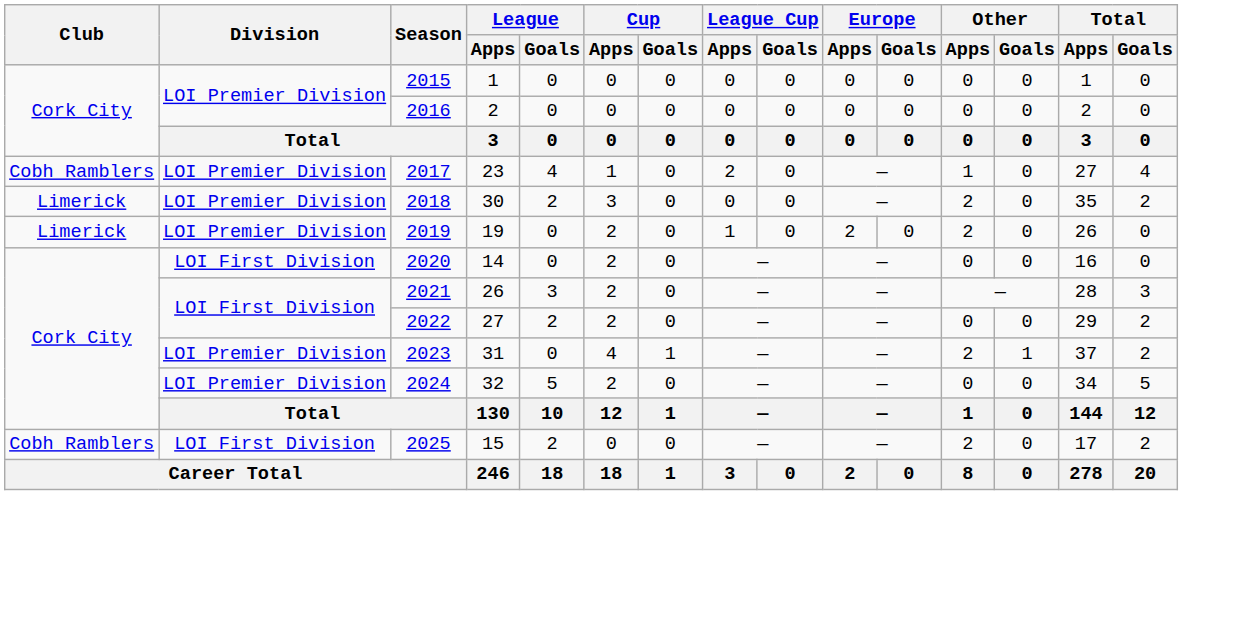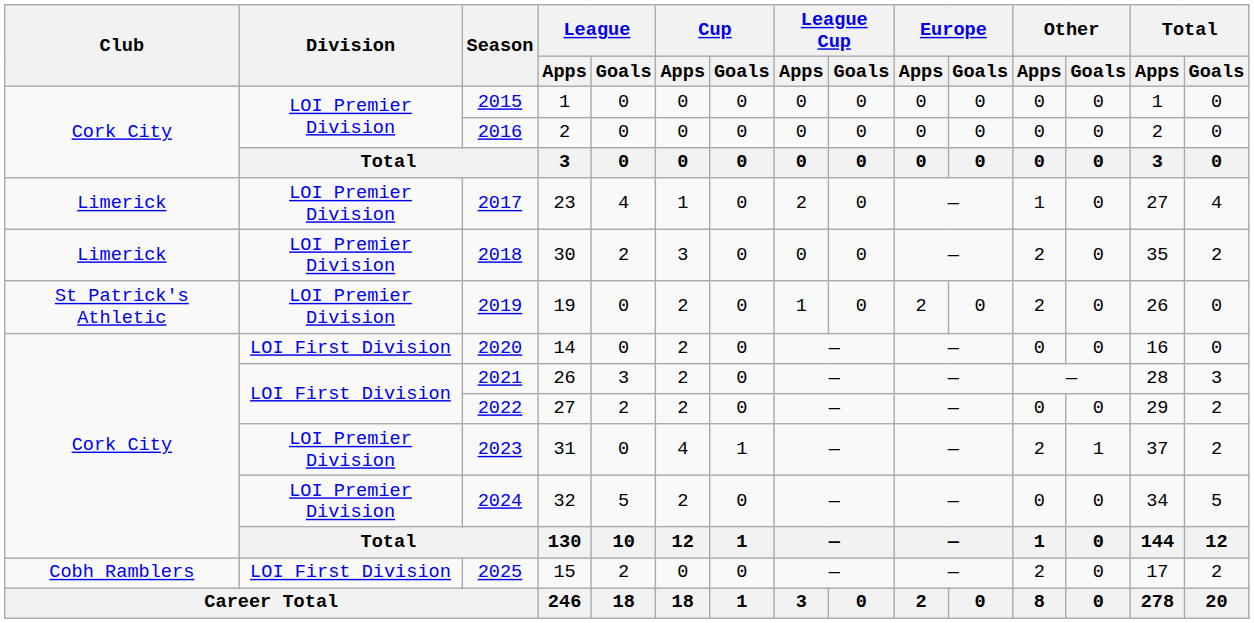(82, 171) Cobh Ramblers -> (122, 204) Limerick
(82, 232) Limerick -> (122, 307) St Patrick's Athletic
